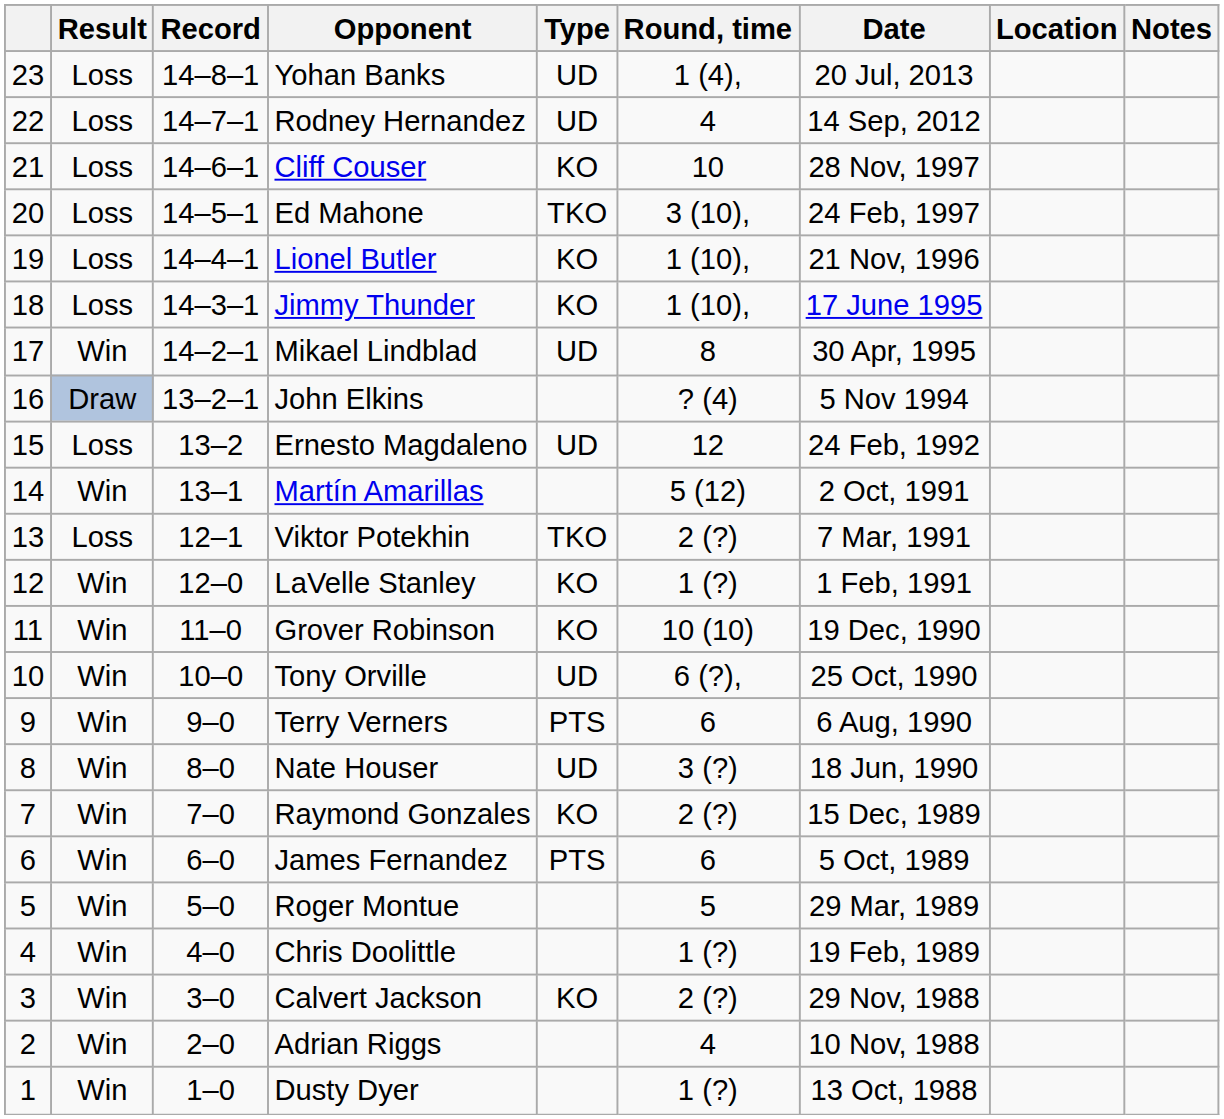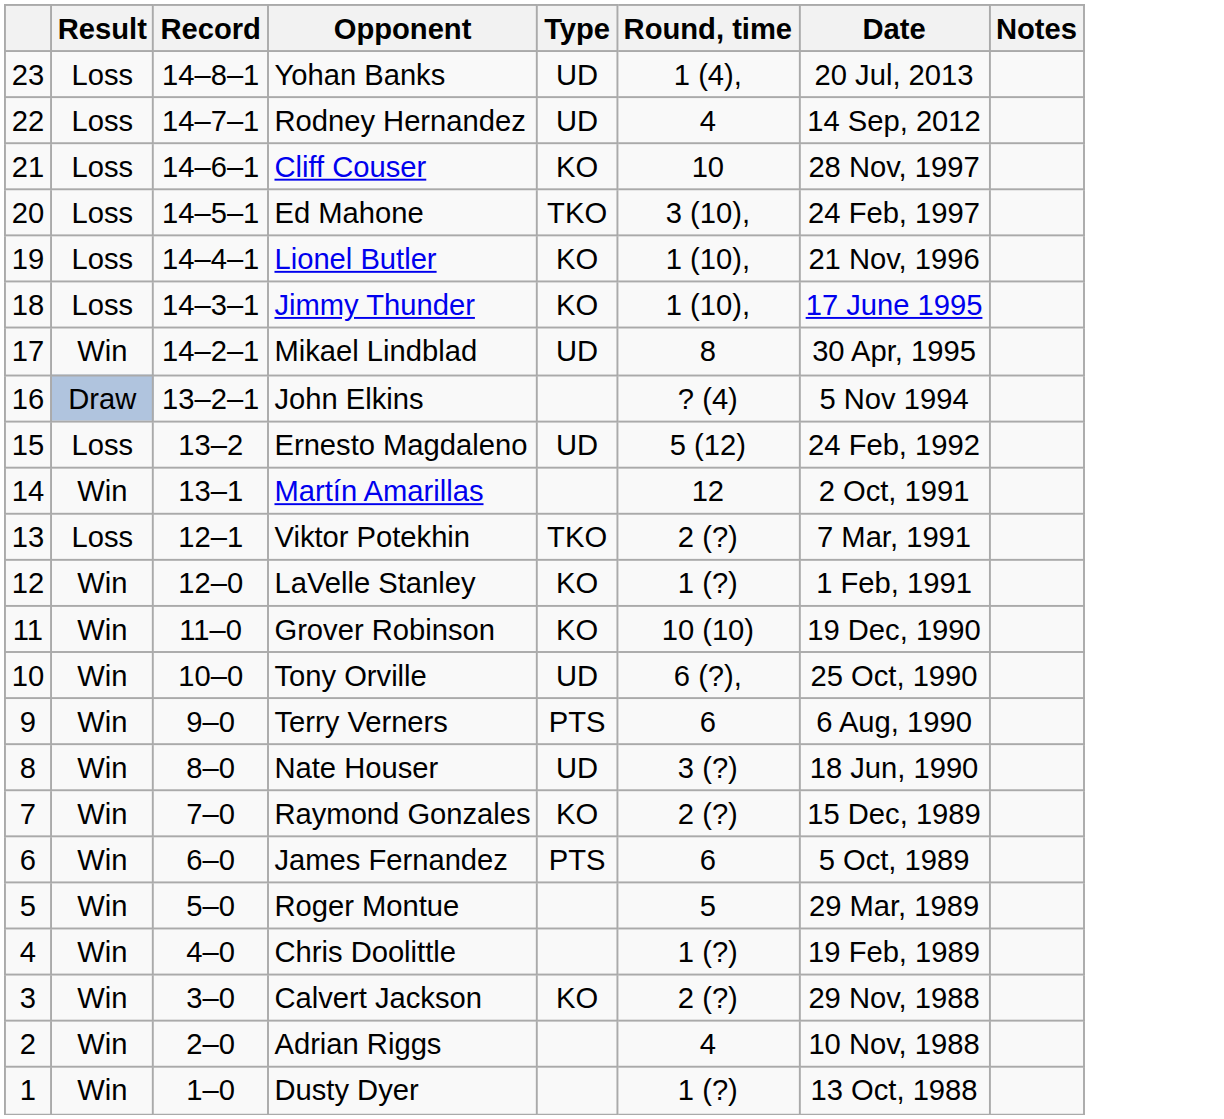- column: (1057, 28)
(708, 444) 12 -> (708, 444) 5 (12)
(708, 490) 5 (12) -> (708, 490) 12
